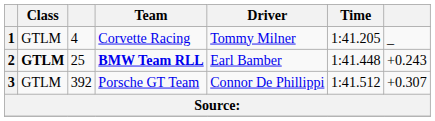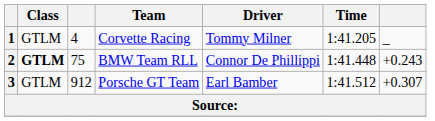(78, 60) 25 -> (78, 60) 75
(151, 60) bold -> (148, 60) normal
(246, 60) Earl Bamber -> (263, 60) Connor De Phillippi
(81, 82) 392 -> (81, 82) 912
(267, 82) Connor De Phillippi -> (242, 82) Earl Bamber
